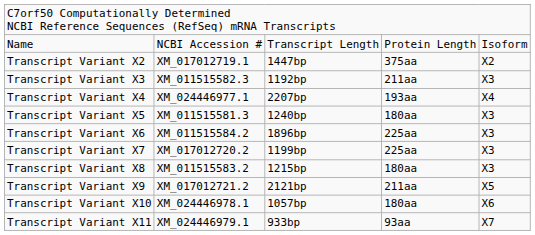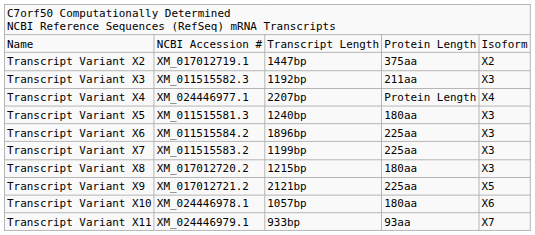(401, 97) 193aa -> (430, 97) Protein Length
(203, 151) XM_017012720.2 -> (203, 151) XM_011515583.2
(203, 168) XM_011515583.2 -> (203, 168) XM_017012720.2
(401, 186) 211aa -> (401, 186) 225aa
